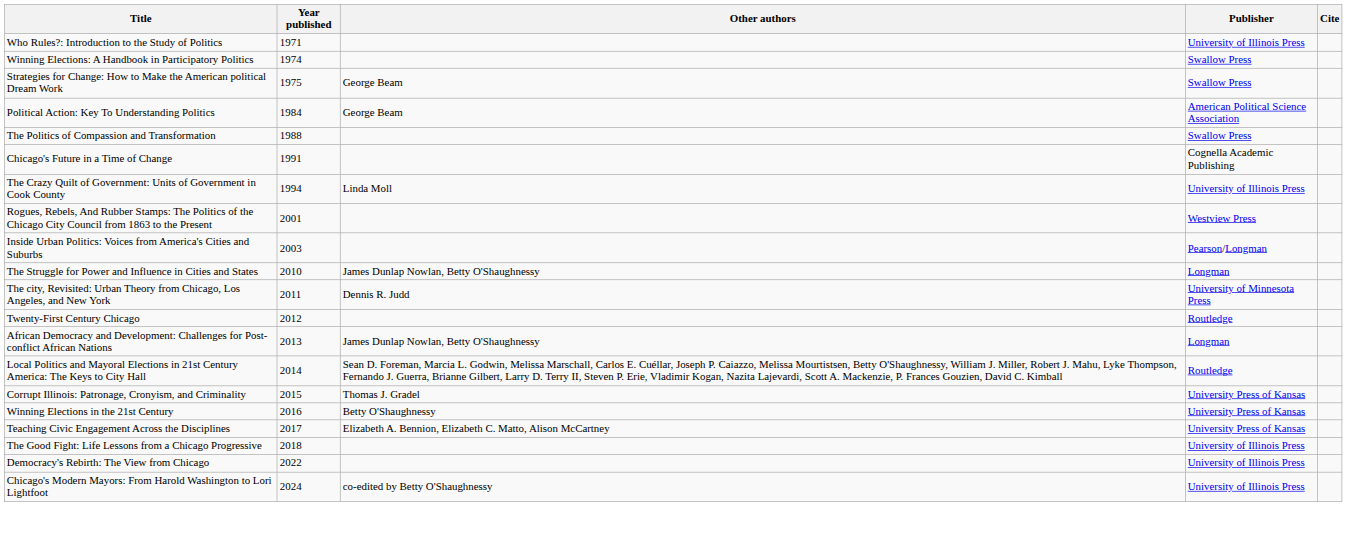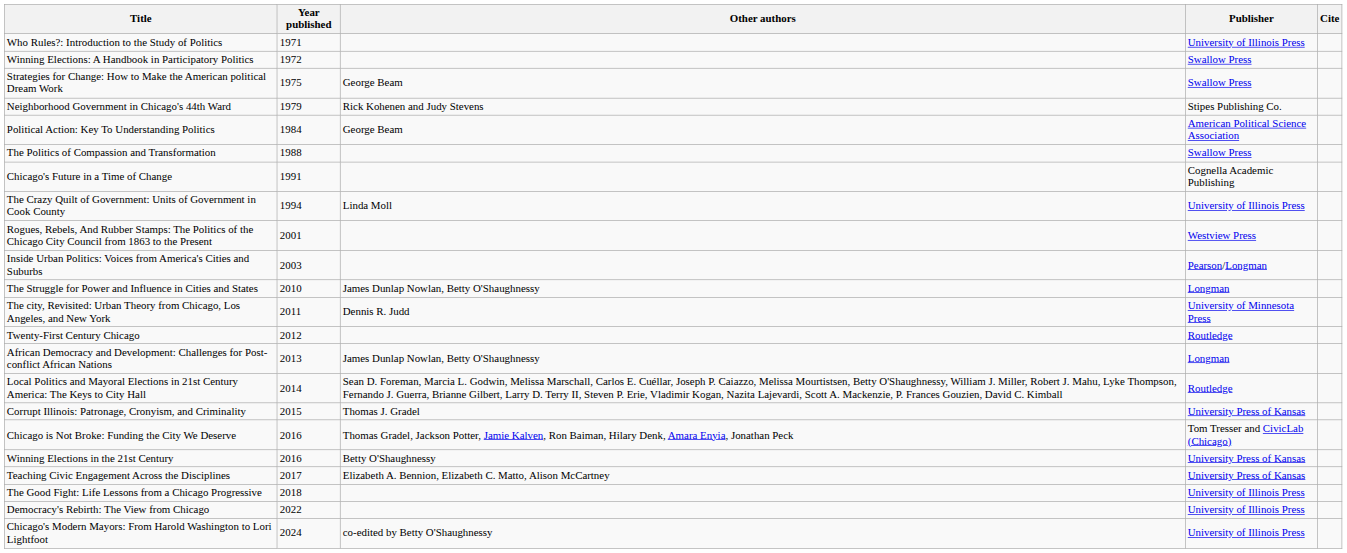(291, 59) 1974 -> (291, 59) 1972
+ row: (119, 106)
+ row: (121, 434)
